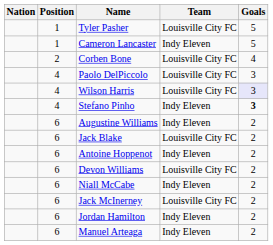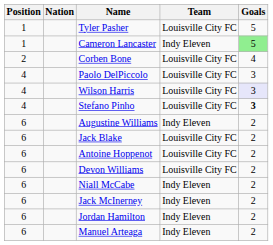columns swapped: (57, 12) <-> (21, 12)
(253, 43) no background -> (253, 43) lightgreen background
(186, 106) Indy Eleven -> (199, 106) Louisville City FC
(186, 153) Indy Eleven -> (199, 153) Louisville City FC
(199, 201) Louisville City FC -> (186, 201) Indy Eleven
